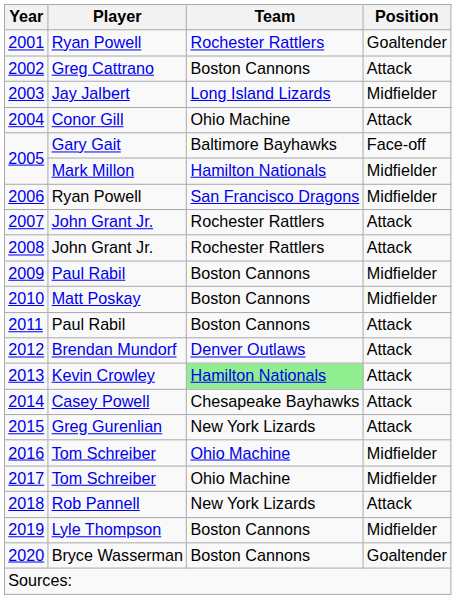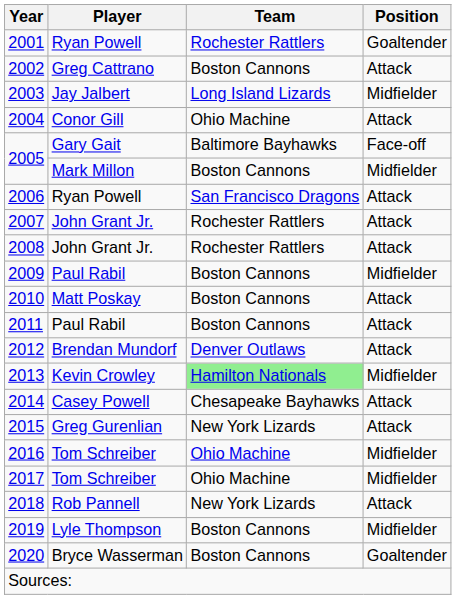(258, 171) Hamilton Nationals -> (250, 171) Boston Cannons
(402, 196) Midfielder -> (389, 196) Attack
(402, 299) Midfielder -> (389, 299) Attack
(389, 376) Attack -> (402, 376) Midfielder
